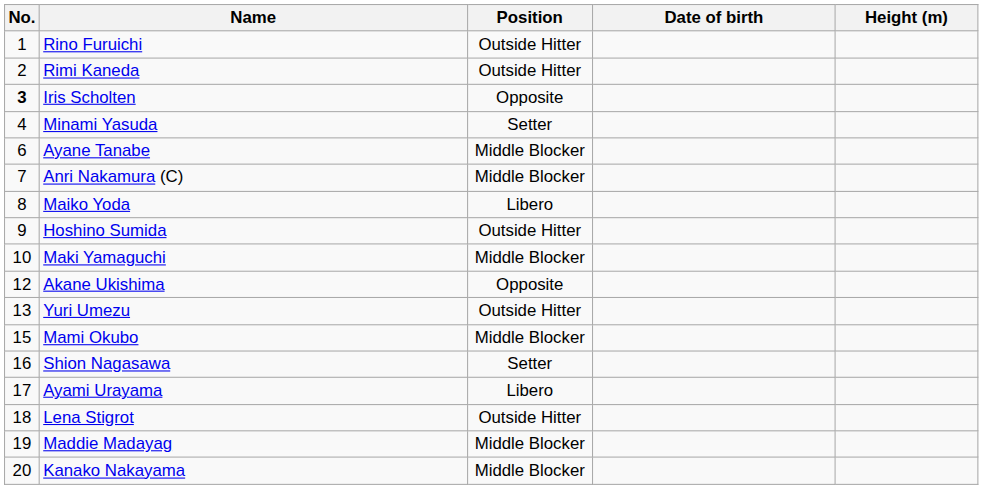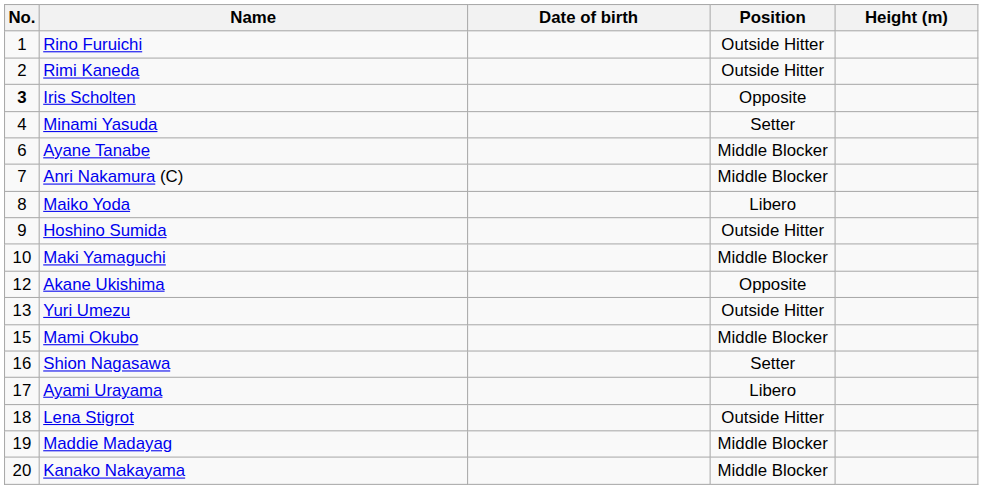columns swapped: (530, 17) <-> (714, 17)
